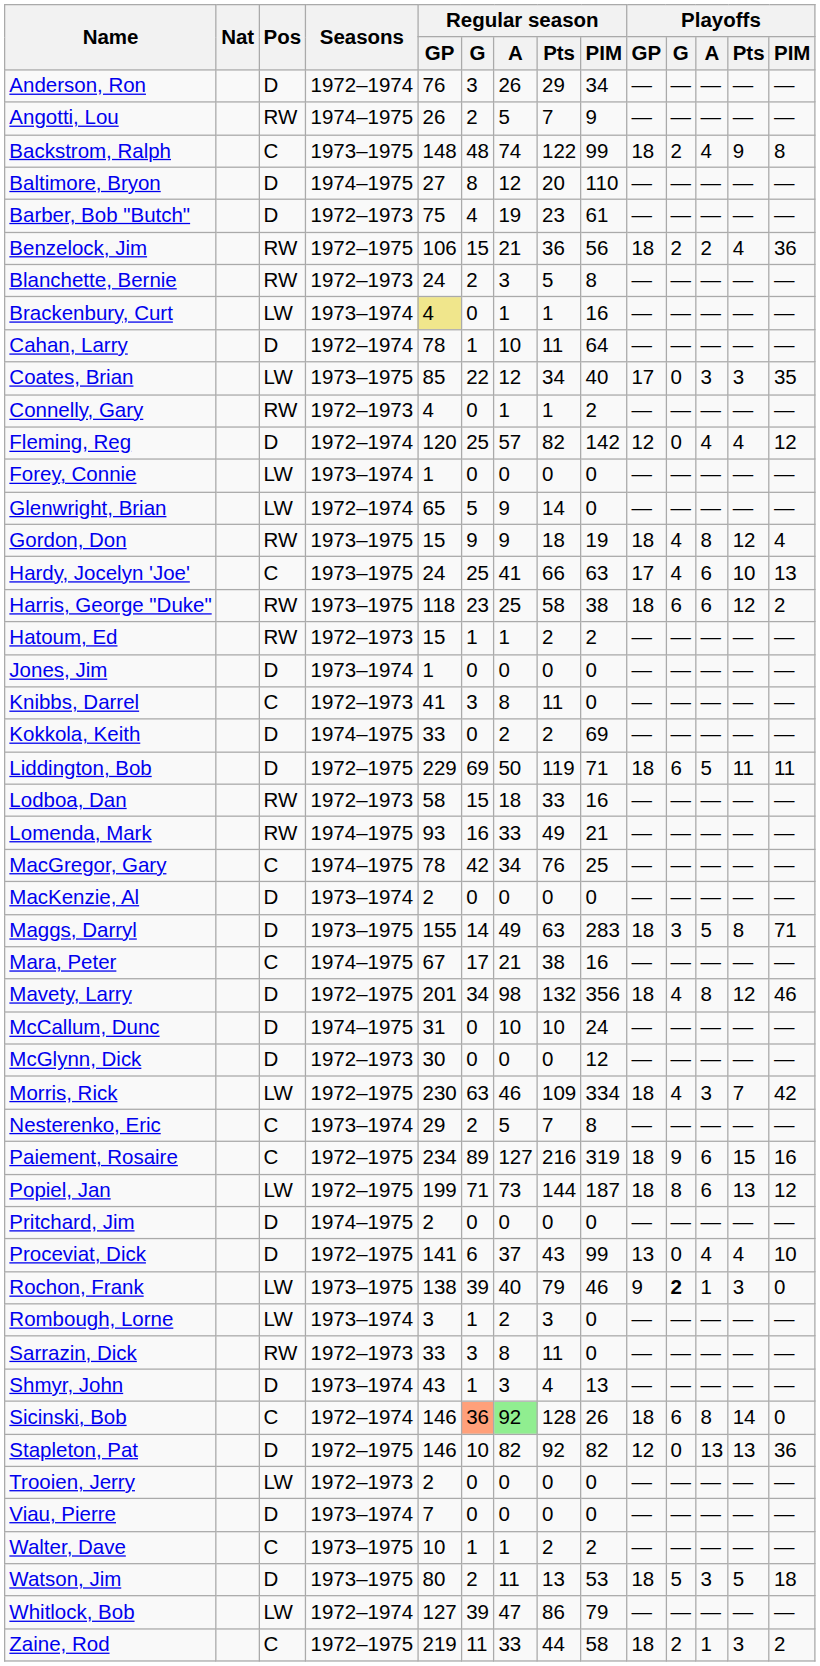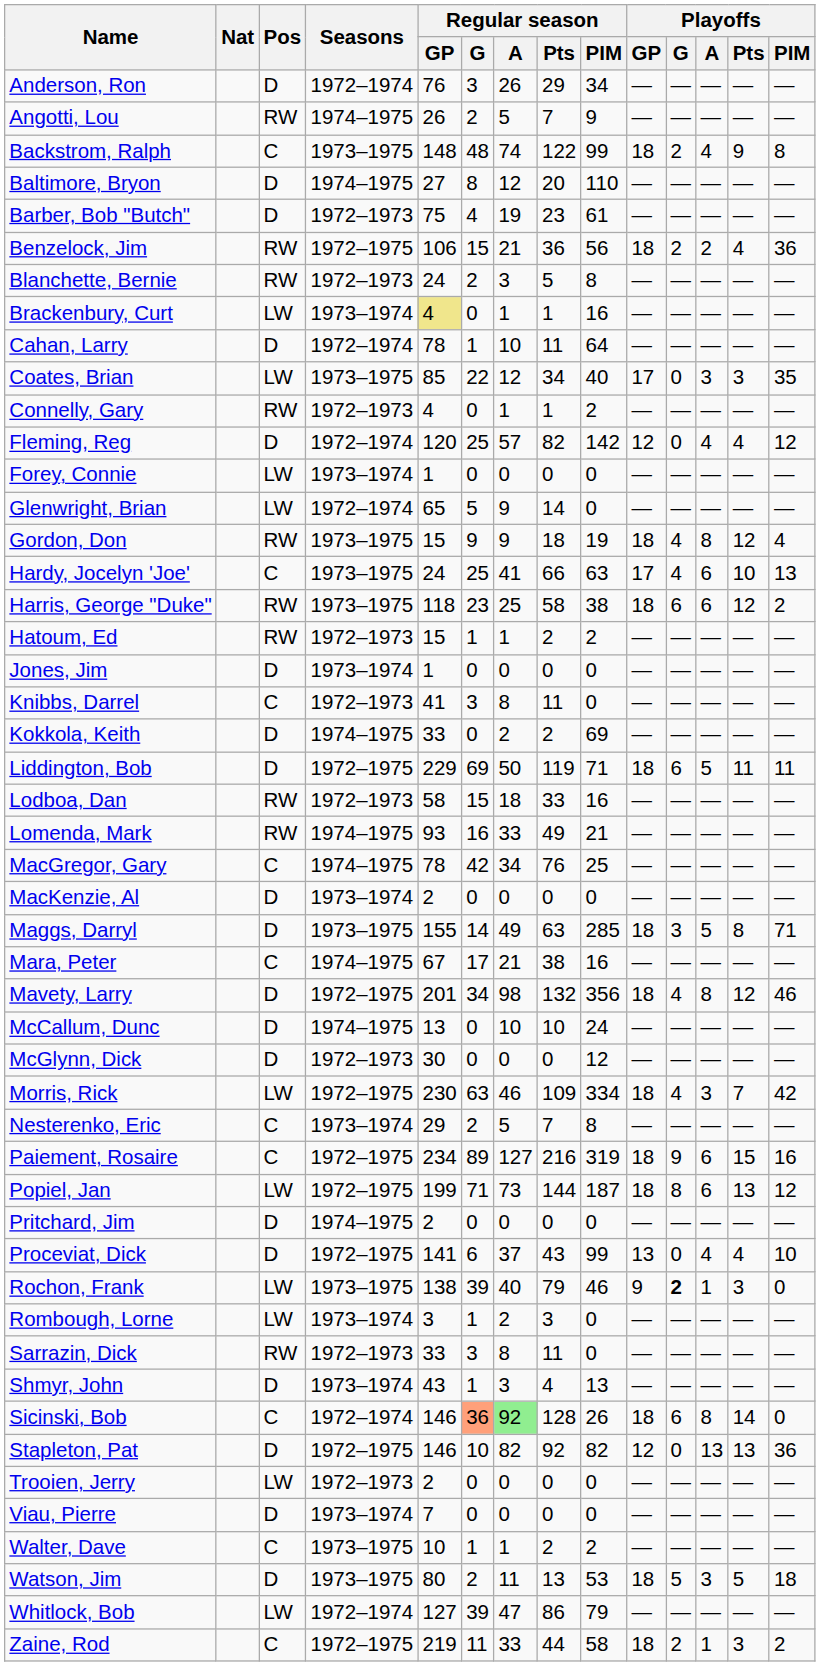(603, 930) 283 -> (603, 930) 285
(434, 1027) 31 -> (434, 1027) 13
